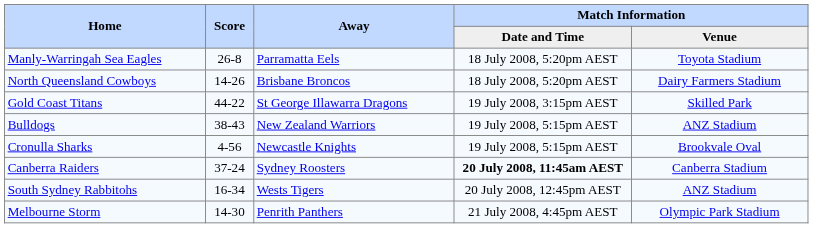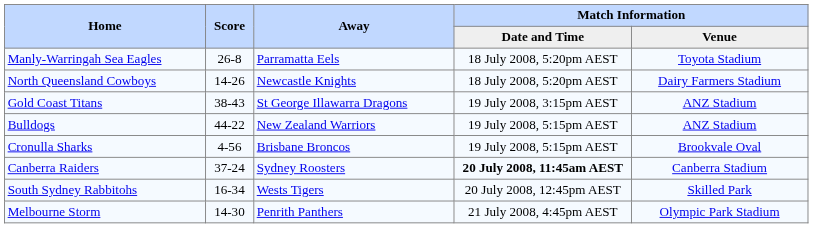(303, 80) Brisbane Broncos -> (306, 80) Newcastle Knights
(229, 102) 44-22 -> (229, 102) 38-43
(720, 102) Skilled Park -> (720, 102) ANZ Stadium
(229, 124) 38-43 -> (229, 124) 44-22
(306, 146) Newcastle Knights -> (303, 146) Brisbane Broncos
(720, 190) ANZ Stadium -> (720, 190) Skilled Park
